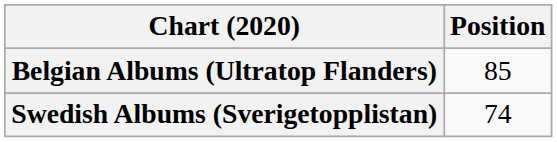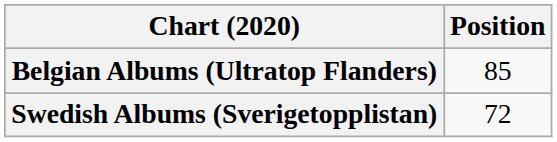(498, 114) 74 -> (498, 114) 72
